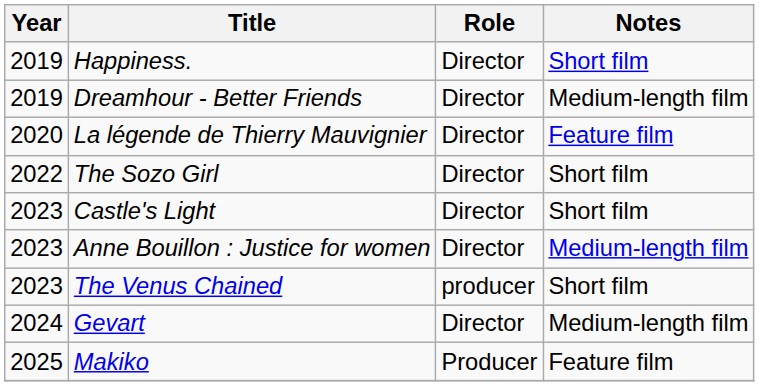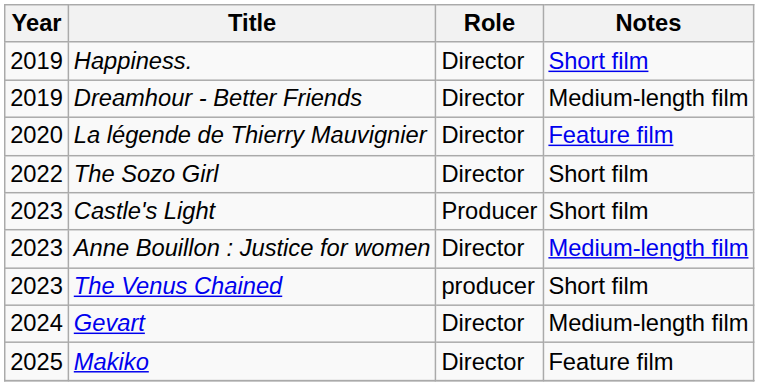(483, 211) Director -> (489, 211) Producer
(489, 361) Producer -> (483, 361) Director
